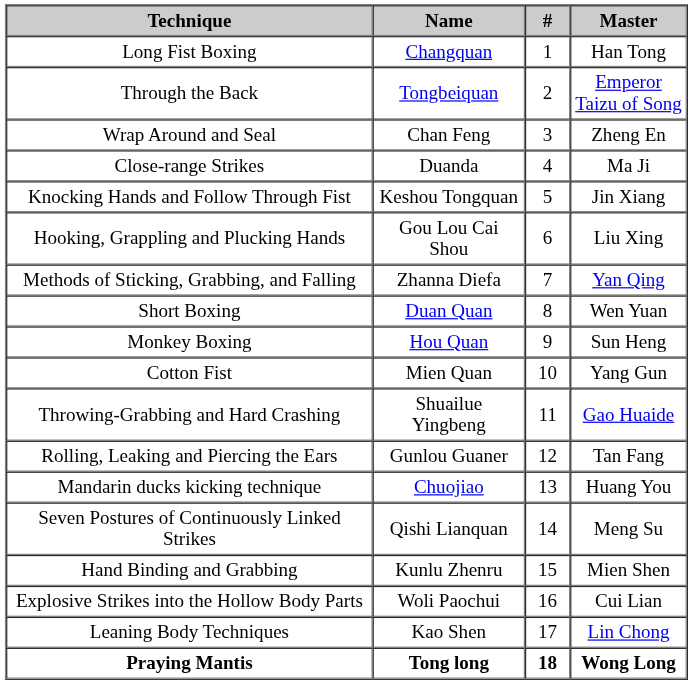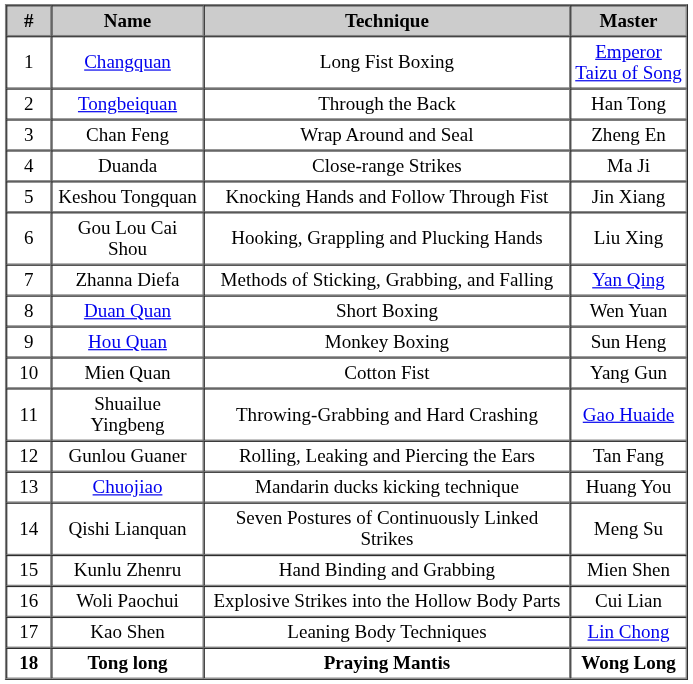columns swapped: (548, 20) <-> (189, 20)
(629, 51) Han Tong -> (629, 62) Emperor Taizu of Song
(629, 93) Emperor Taizu of Song -> (629, 103) Han Tong
